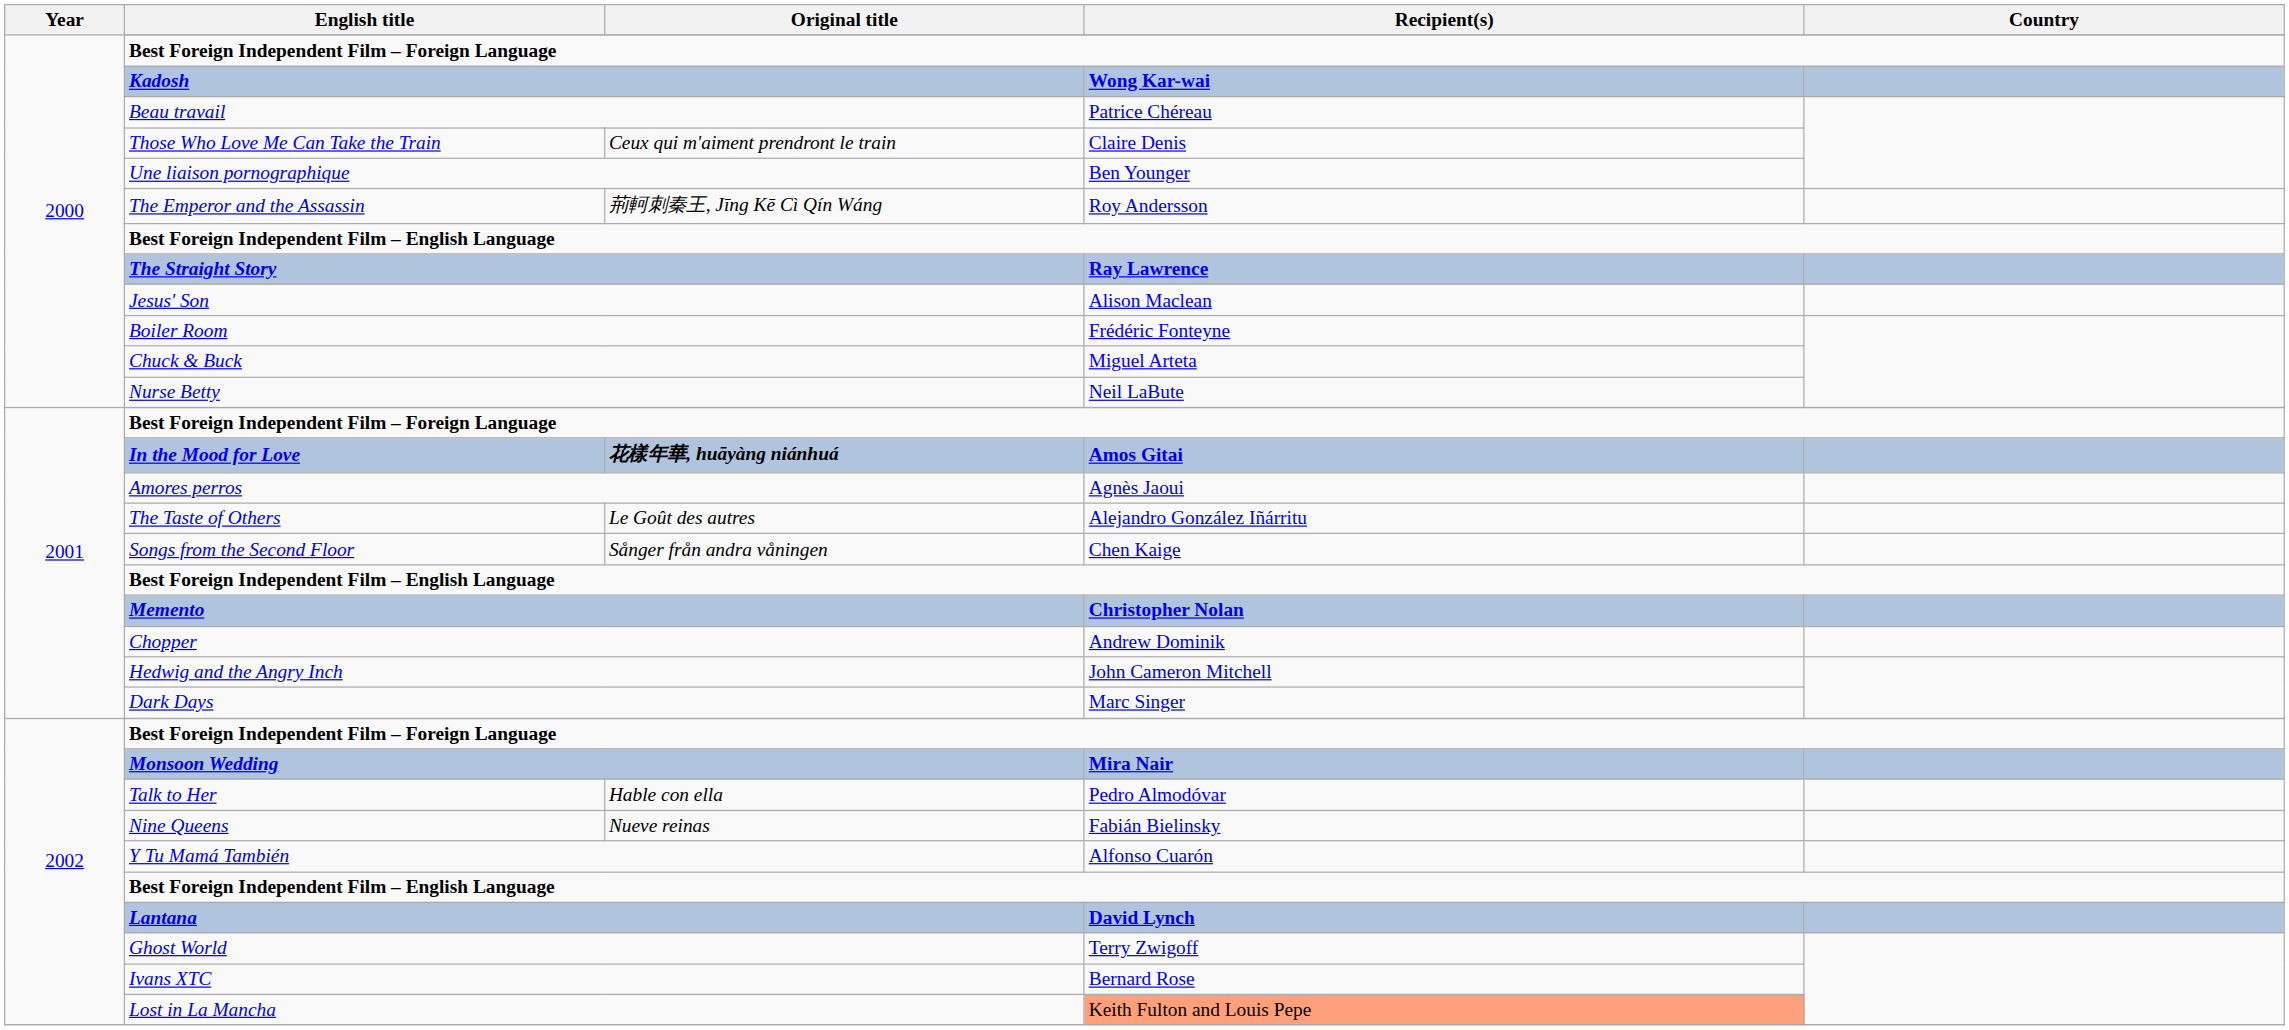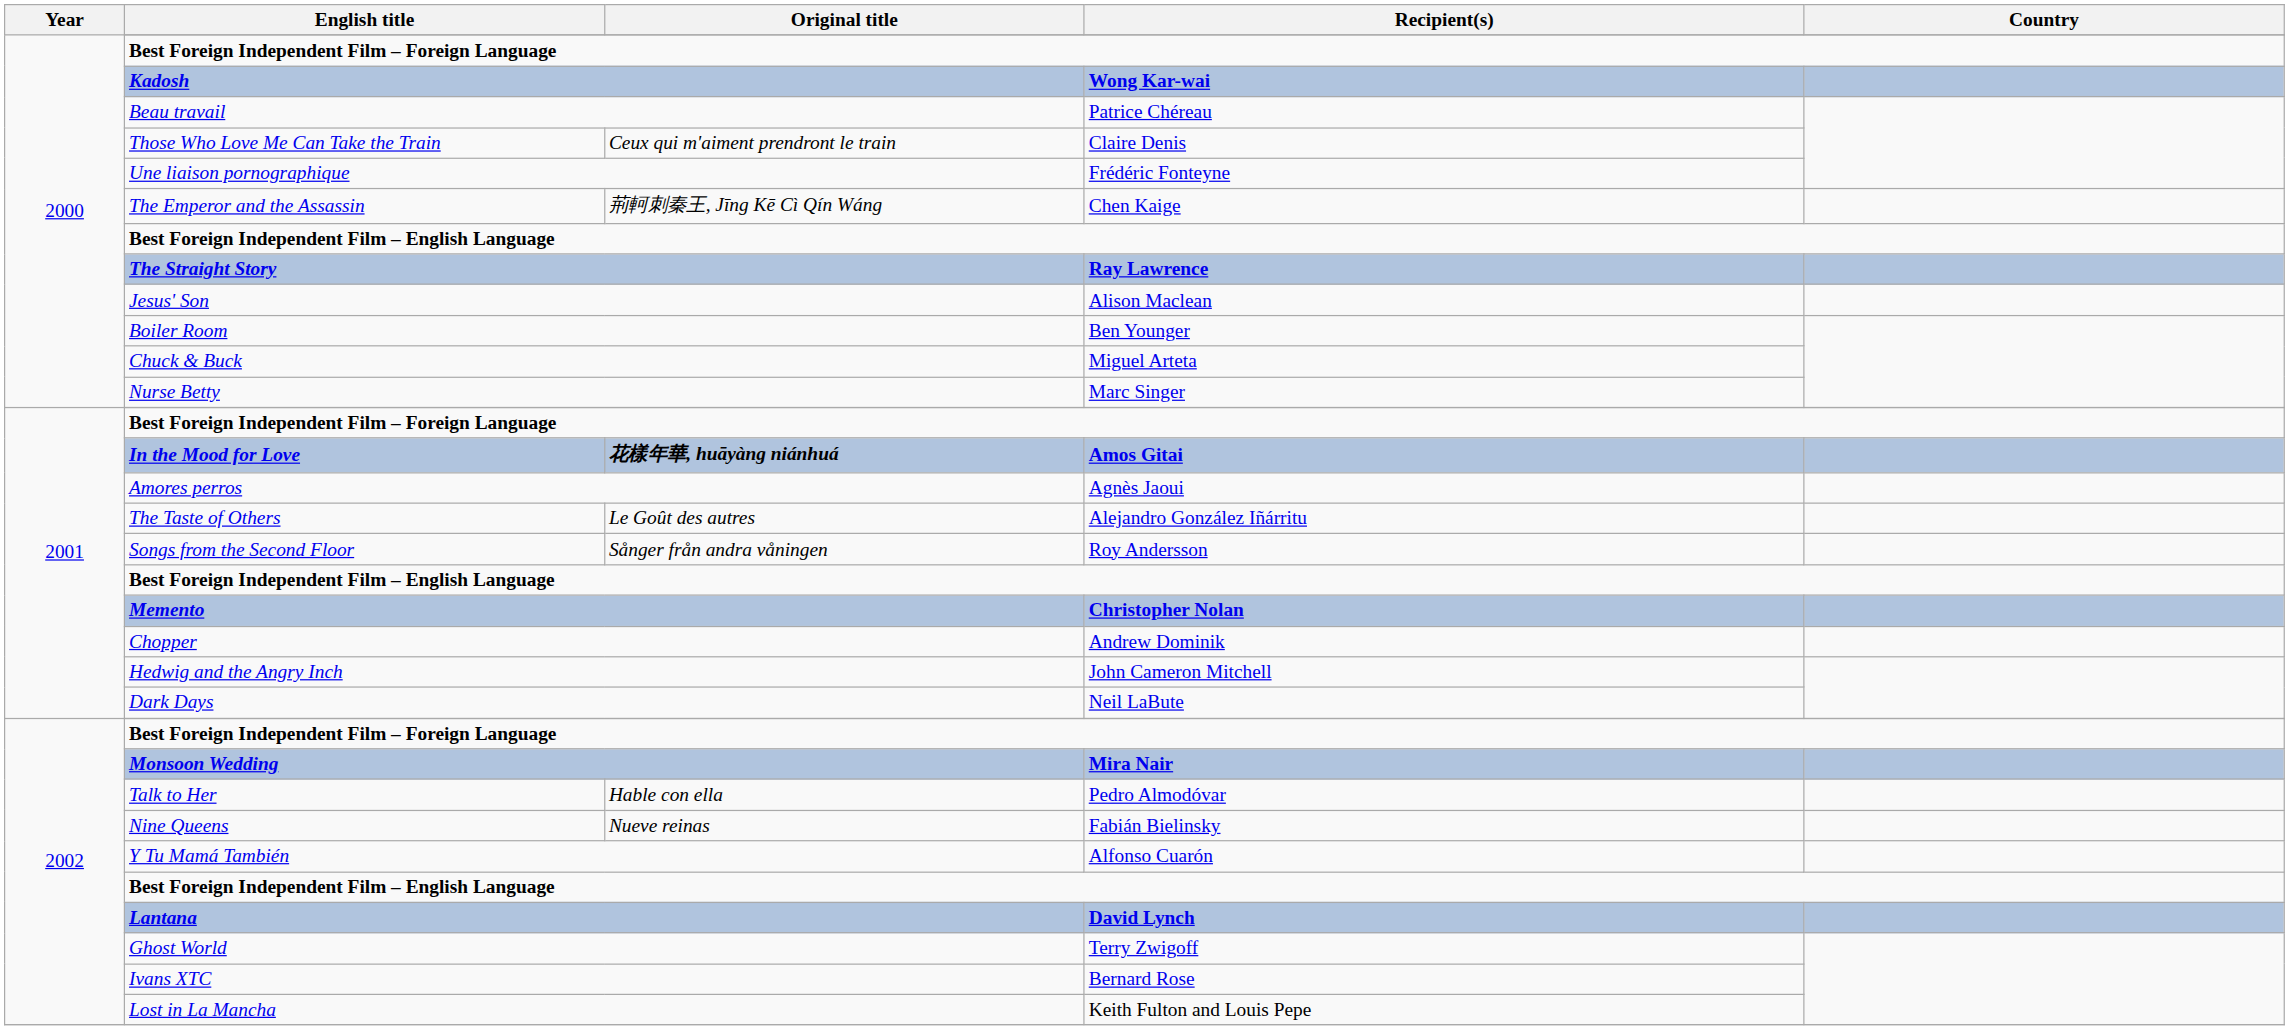(1139, 173) Ben Younger -> (1159, 173) Frédéric Fonteyne
(1148, 205) Roy Andersson -> (1135, 205) Chen Kaige
(1159, 330) Frédéric Fonteyne -> (1139, 330) Ben Younger
(1136, 391) Neil LaBute -> (1137, 391) Marc Singer
(1135, 549) Chen Kaige -> (1148, 549) Roy Andersson
(1137, 702) Marc Singer -> (1136, 702) Neil LaBute
(1200, 1009) lightsalmon background -> (1200, 1009) no background
